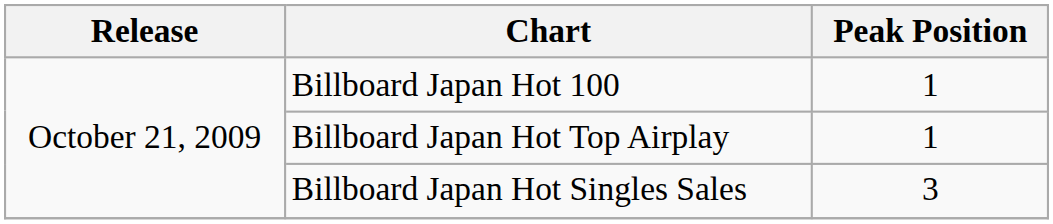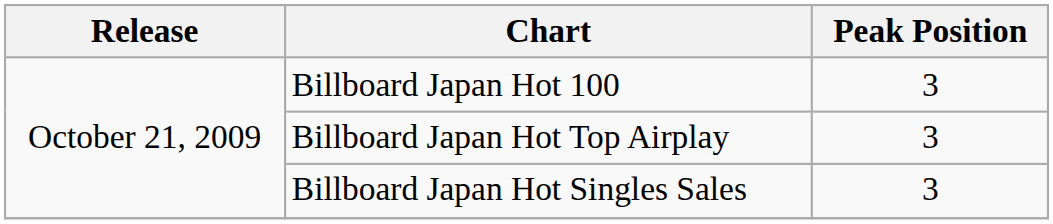(930, 84) 1 -> (930, 84) 3
(930, 137) 1 -> (930, 137) 3
